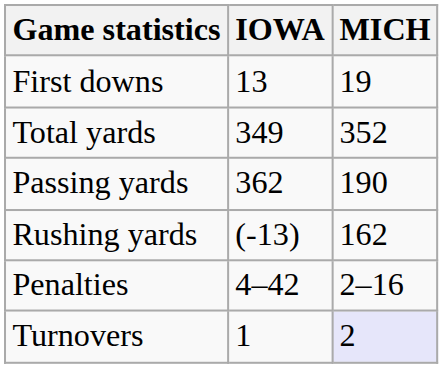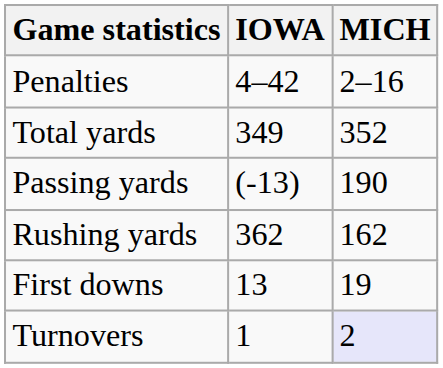rows swapped: (88, 81) <-> (70, 285)
(259, 183) 362 -> (267, 183) (-13)
(267, 234) (-13) -> (259, 234) 362
